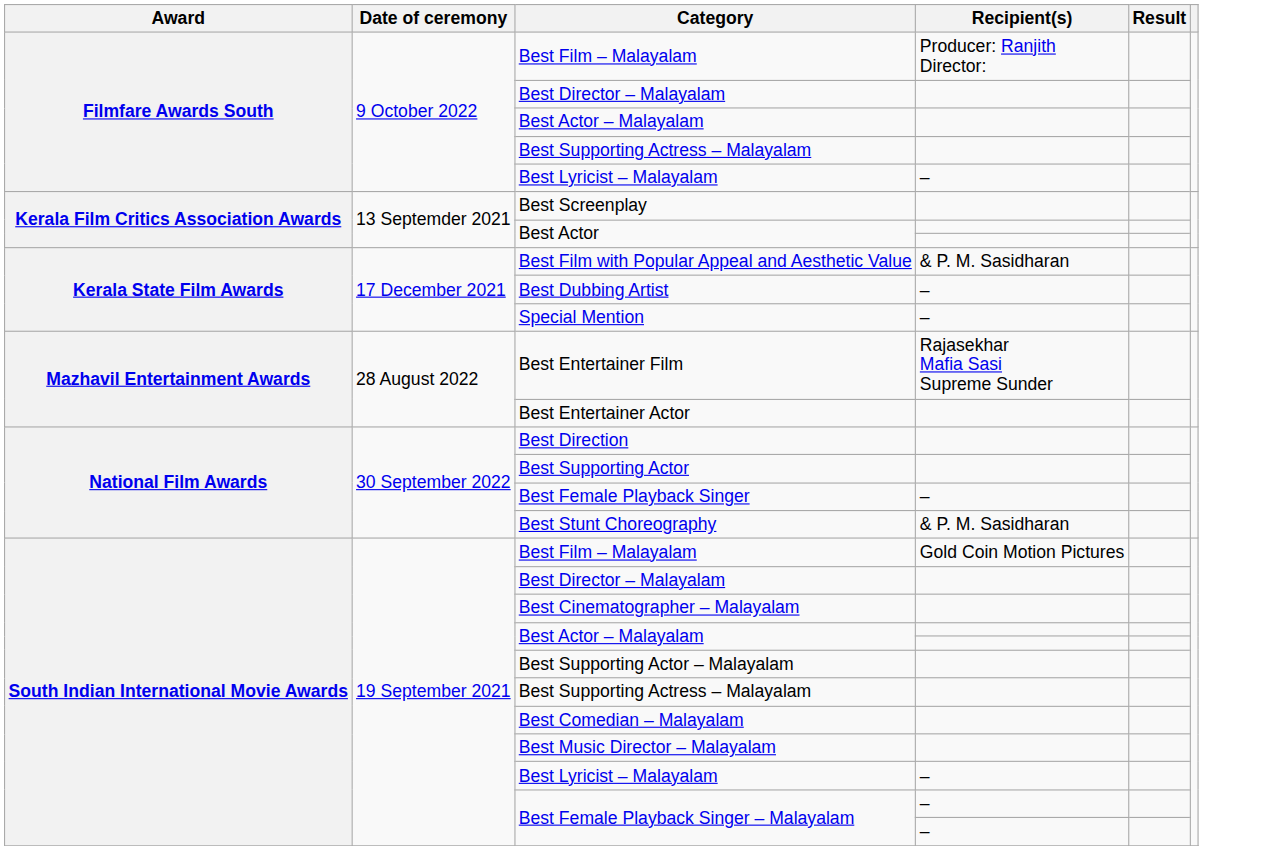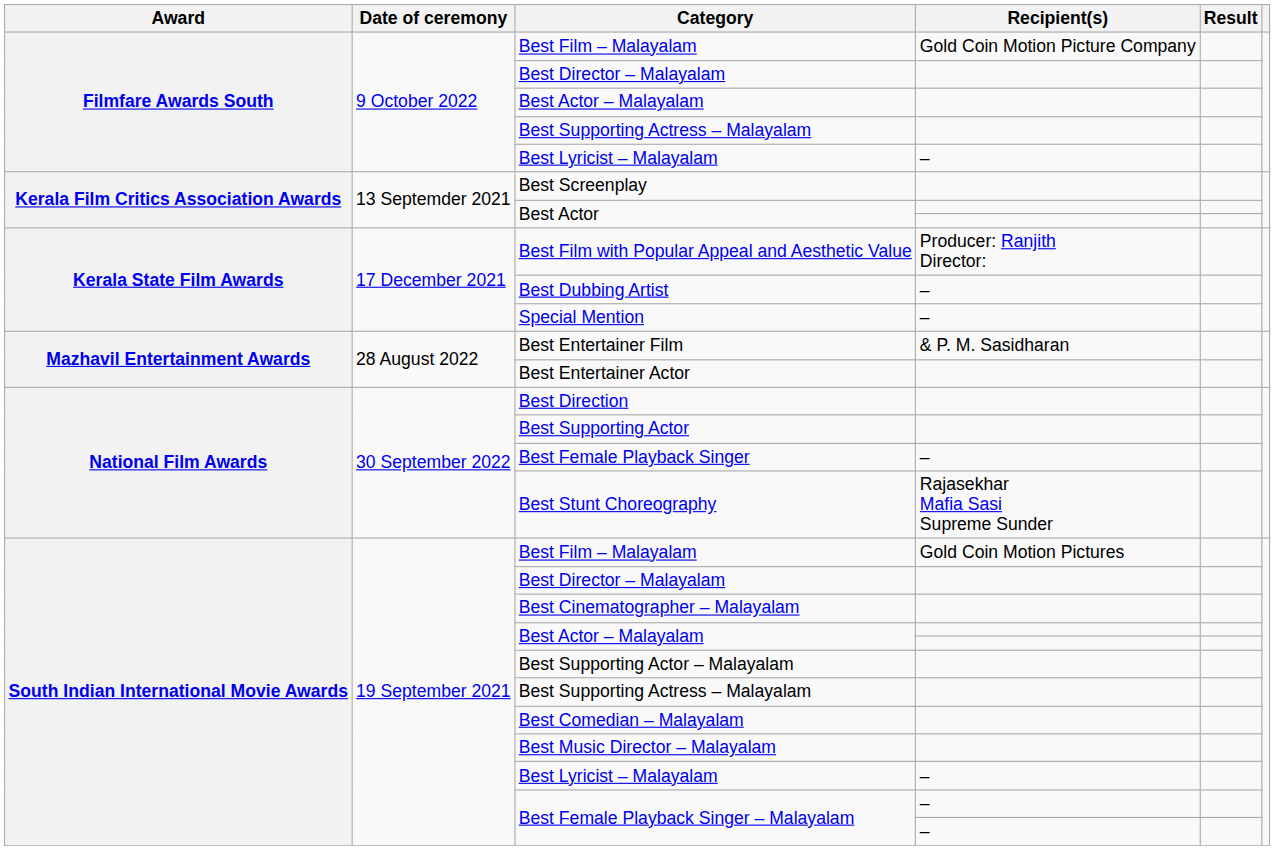(988, 56) Producer: Ranjith Director: -> (1058, 46) Gold Coin Motion Picture Company
(995, 261) & P. M. Sasidharan -> (988, 251) Producer: Ranjith Director:
(986, 365) Rajasekhar Mafia Sasi Supreme Sunder -> (995, 345) & P. M. Sasidharan
(995, 524) & P. M. Sasidharan -> (986, 504) Rajasekhar Mafia Sasi Supreme Sunder
